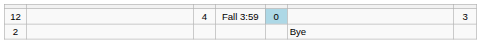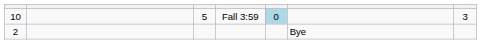(16, 16) 12 -> (16, 16) 10
(204, 16) 4 -> (204, 16) 5
